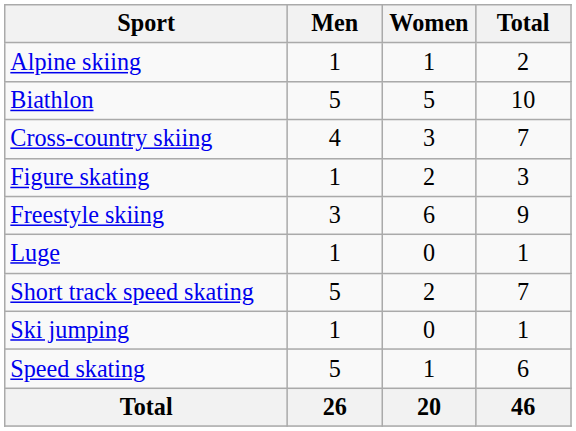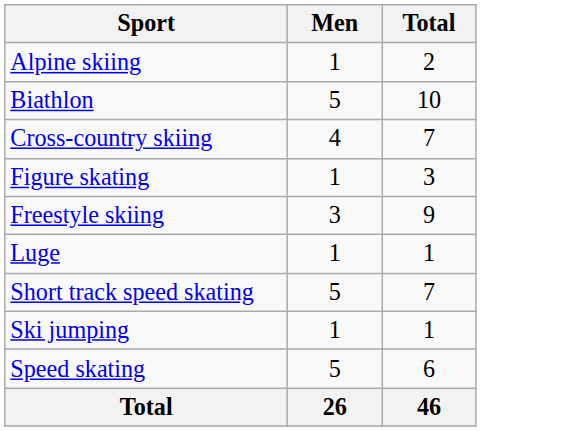- column: (429, 23)
